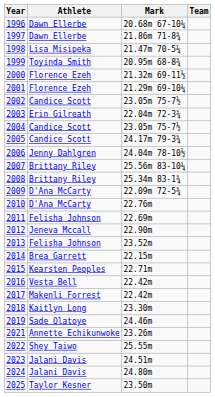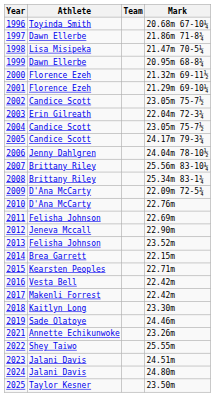columns swapped: (199, 11) <-> (155, 11)
(58, 24) Dawn Ellerbe -> (60, 24) Toyinda Smith
(60, 62) Toyinda Smith -> (58, 62) Dawn Ellerbe
